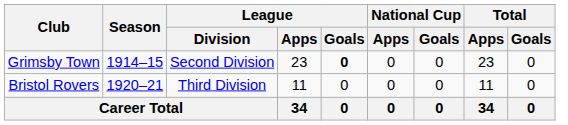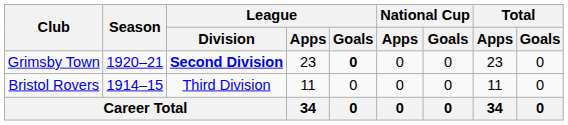(135, 62) 1914–15 -> (135, 62) 1920–21
(222, 62) normal -> (227, 62) bold
(135, 85) 1920–21 -> (135, 85) 1914–15
